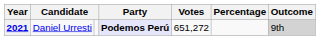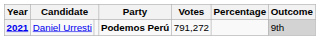(135, 27) lavender background -> (135, 27) no background
(191, 27) 651,272 -> (191, 27) 791,272
